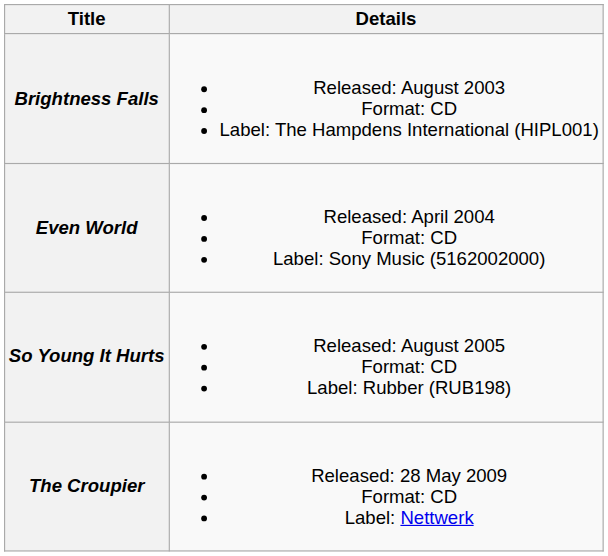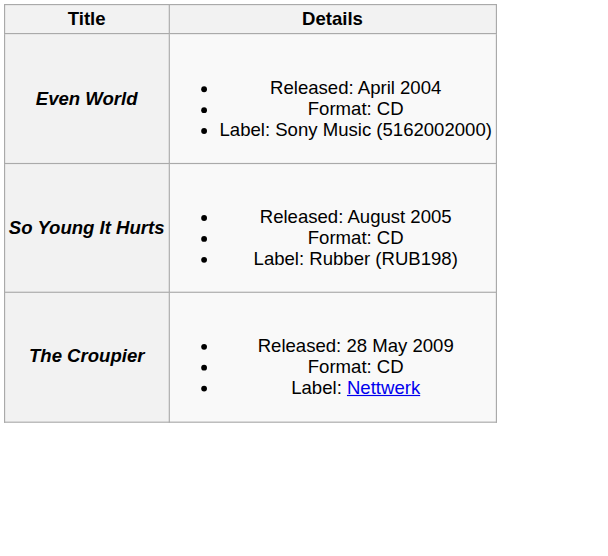- row: (87, 98)
